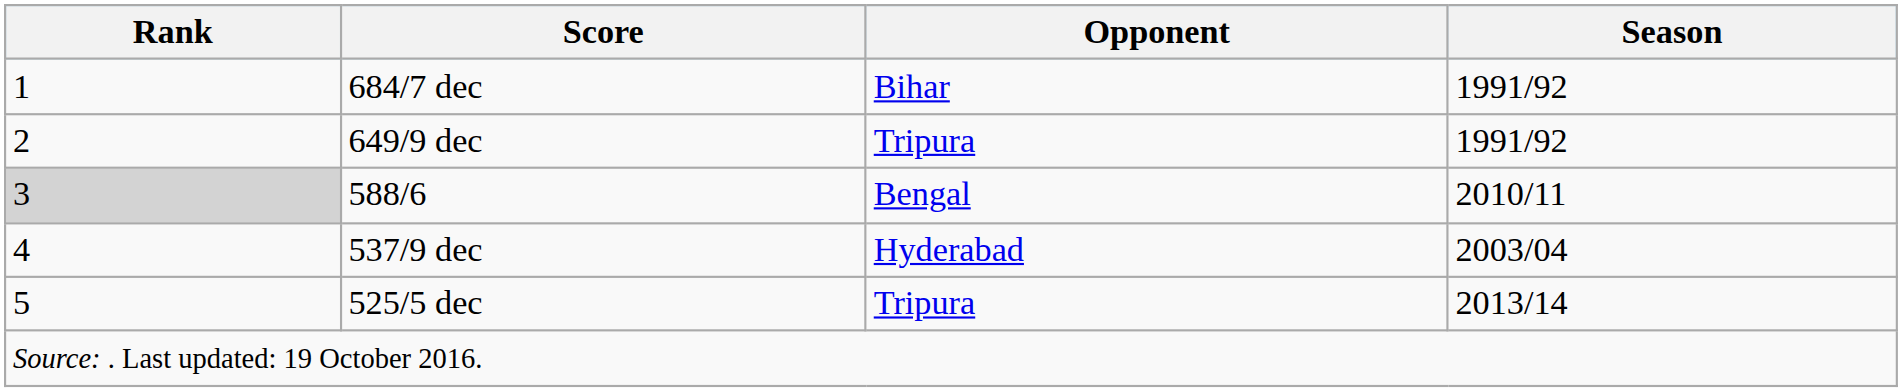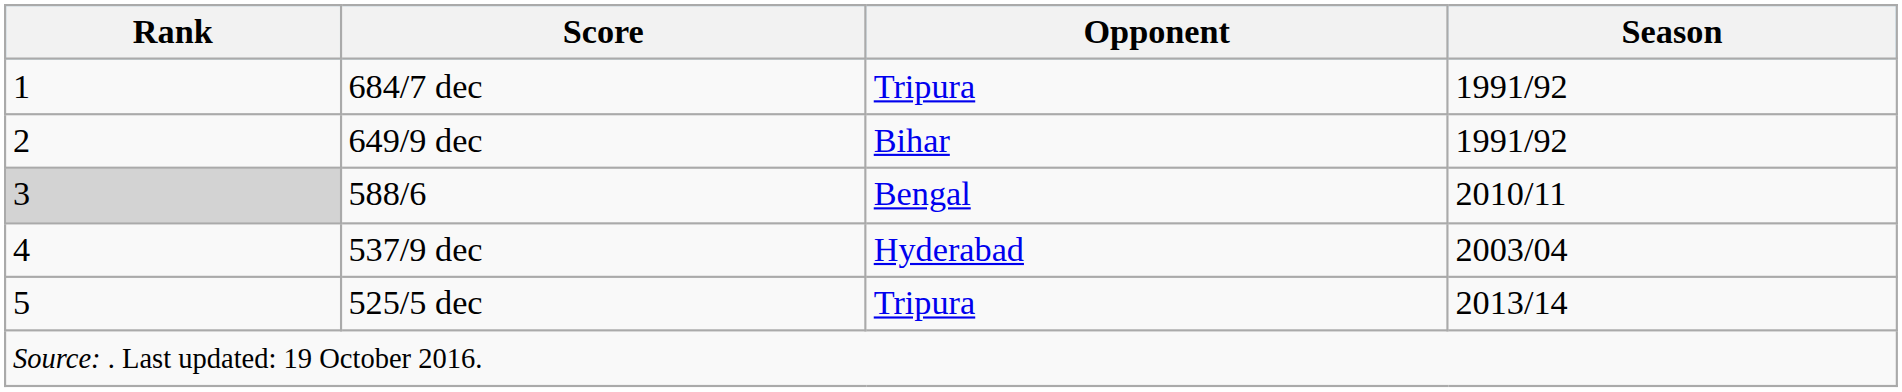(912, 85) Bihar -> (924, 85) Tripura
(924, 140) Tripura -> (912, 140) Bihar
